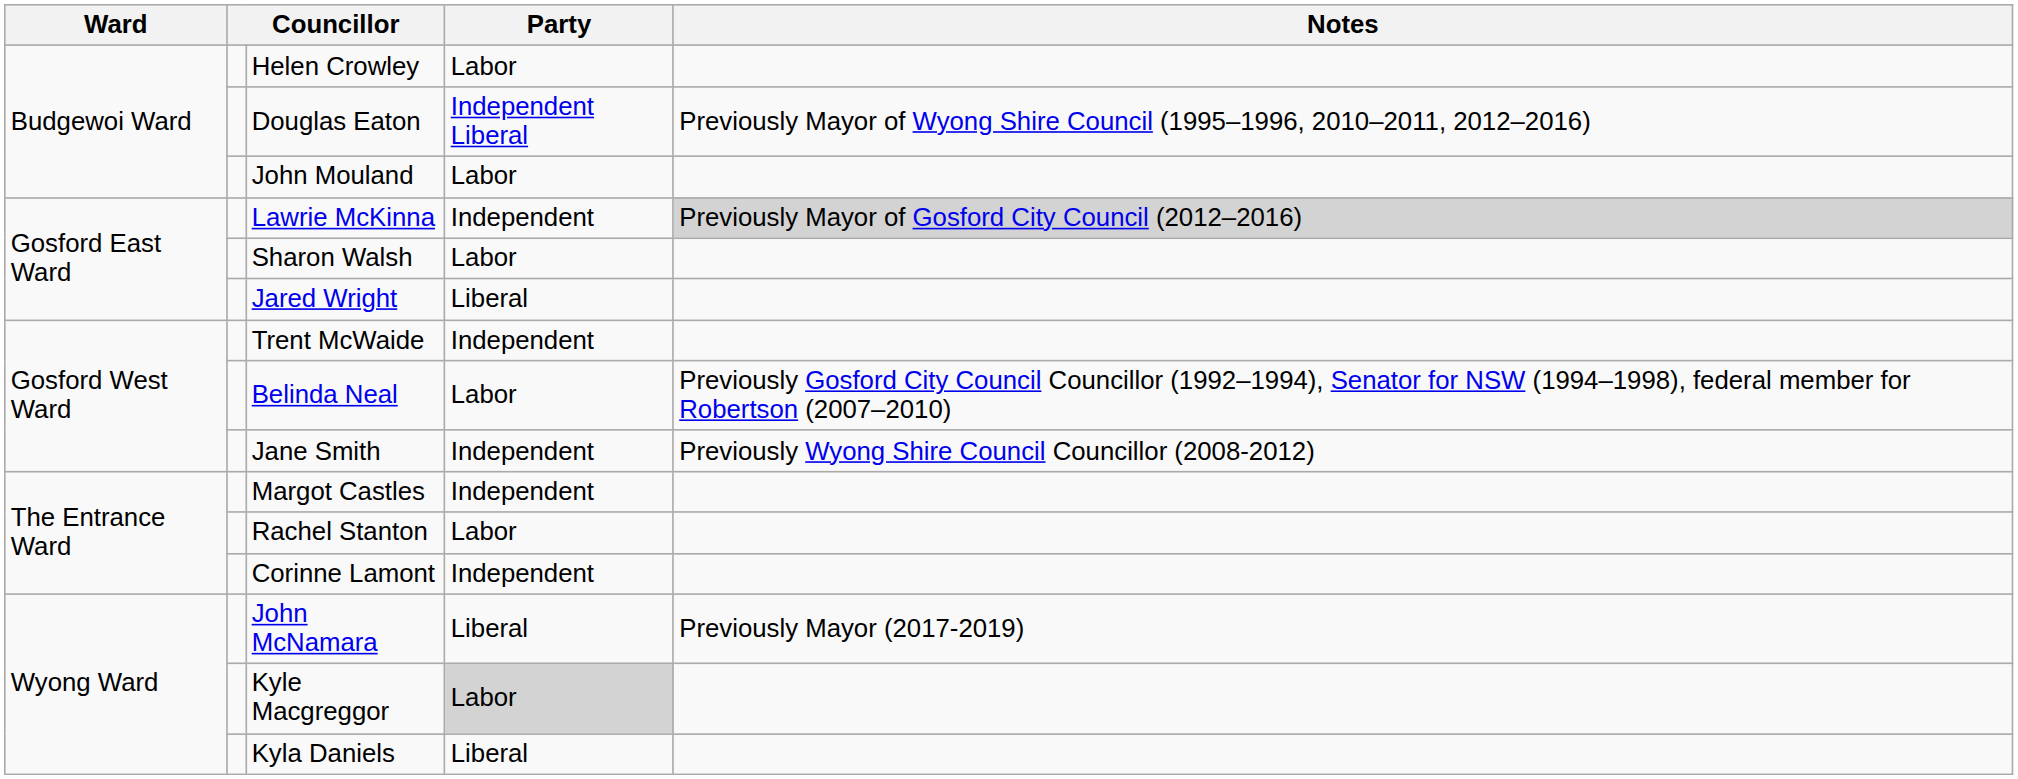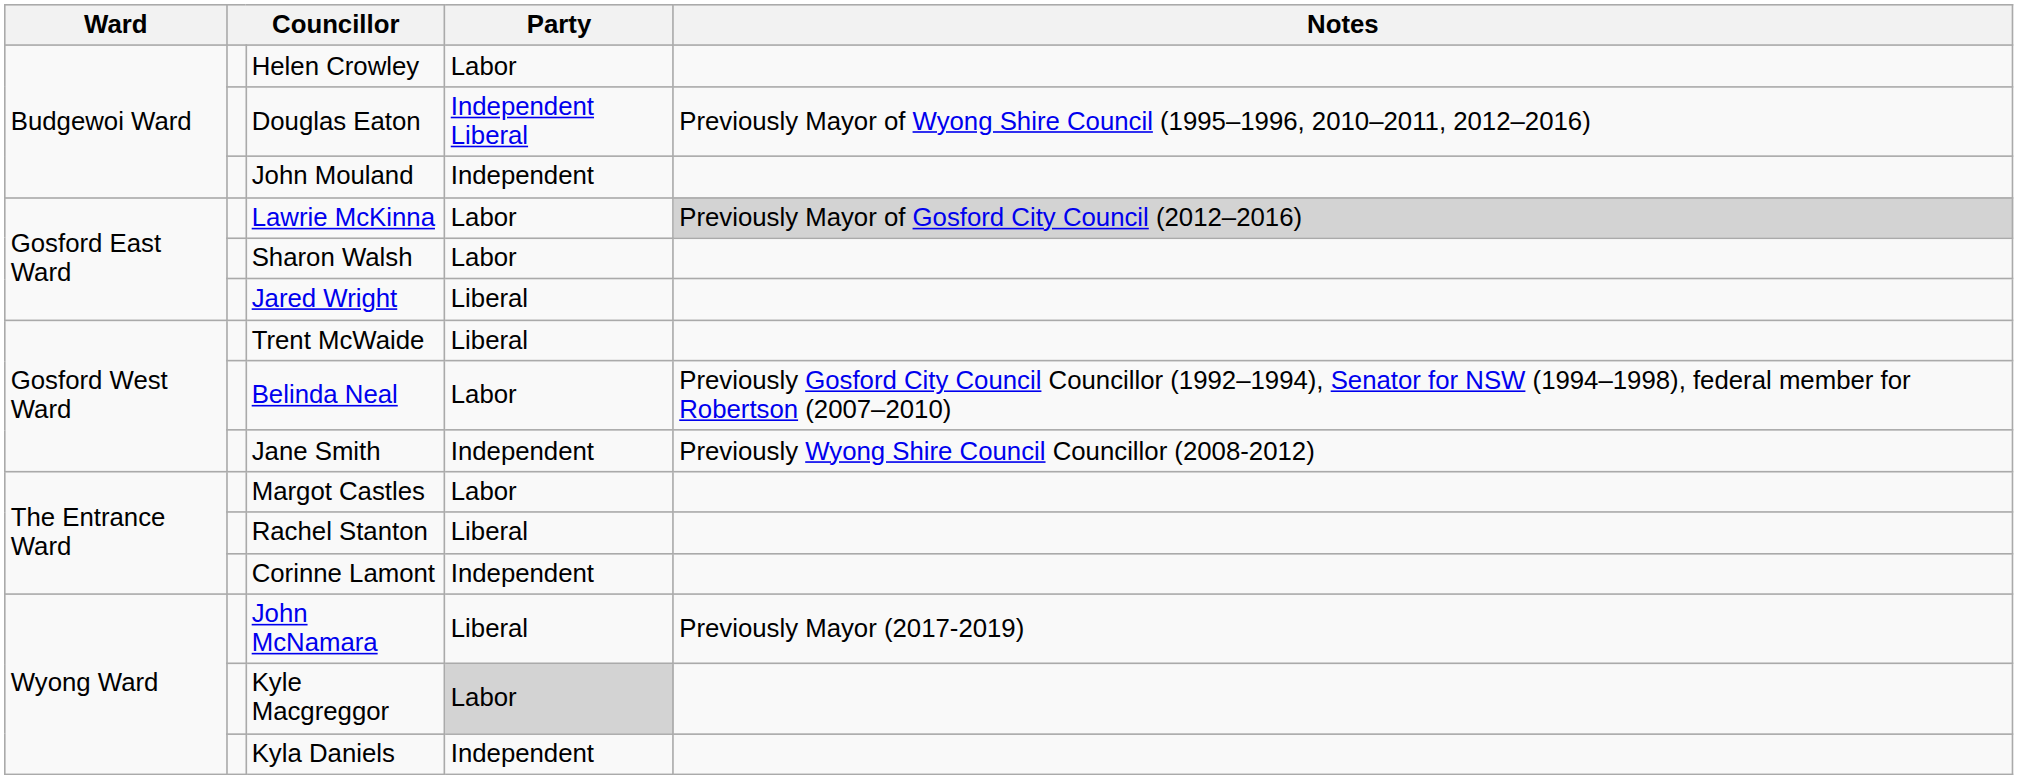(484, 176) Labor -> (522, 176) Independent
(522, 217) Independent -> (484, 217) Labor
(522, 339) Independent -> (489, 339) Liberal
(522, 491) Independent -> (484, 491) Labor
(484, 532) Labor -> (489, 532) Liberal
(489, 753) Liberal -> (522, 753) Independent
